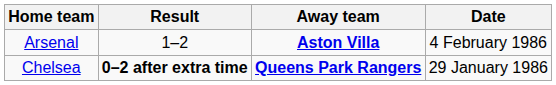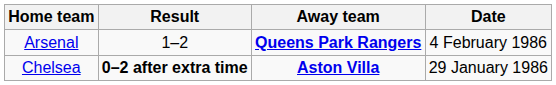(338, 42) Aston Villa -> (338, 42) Queens Park Rangers
(338, 67) Queens Park Rangers -> (338, 67) Aston Villa
